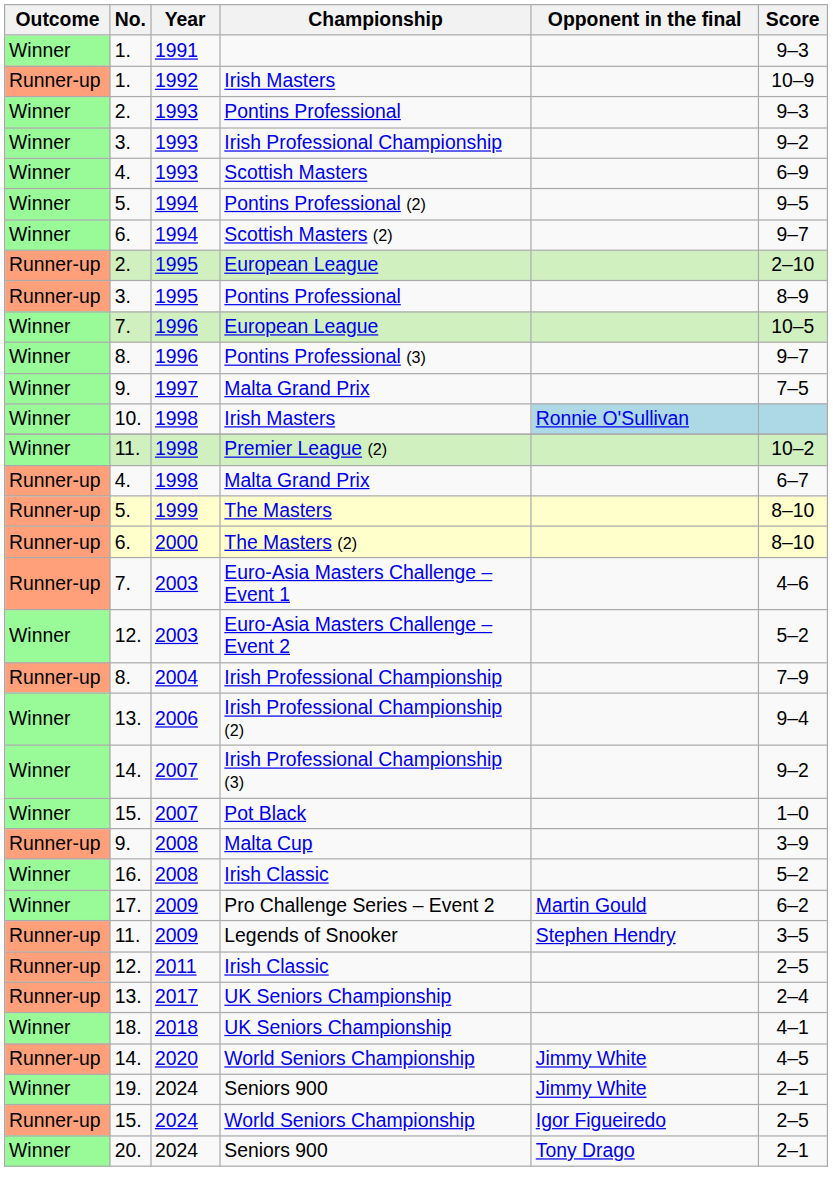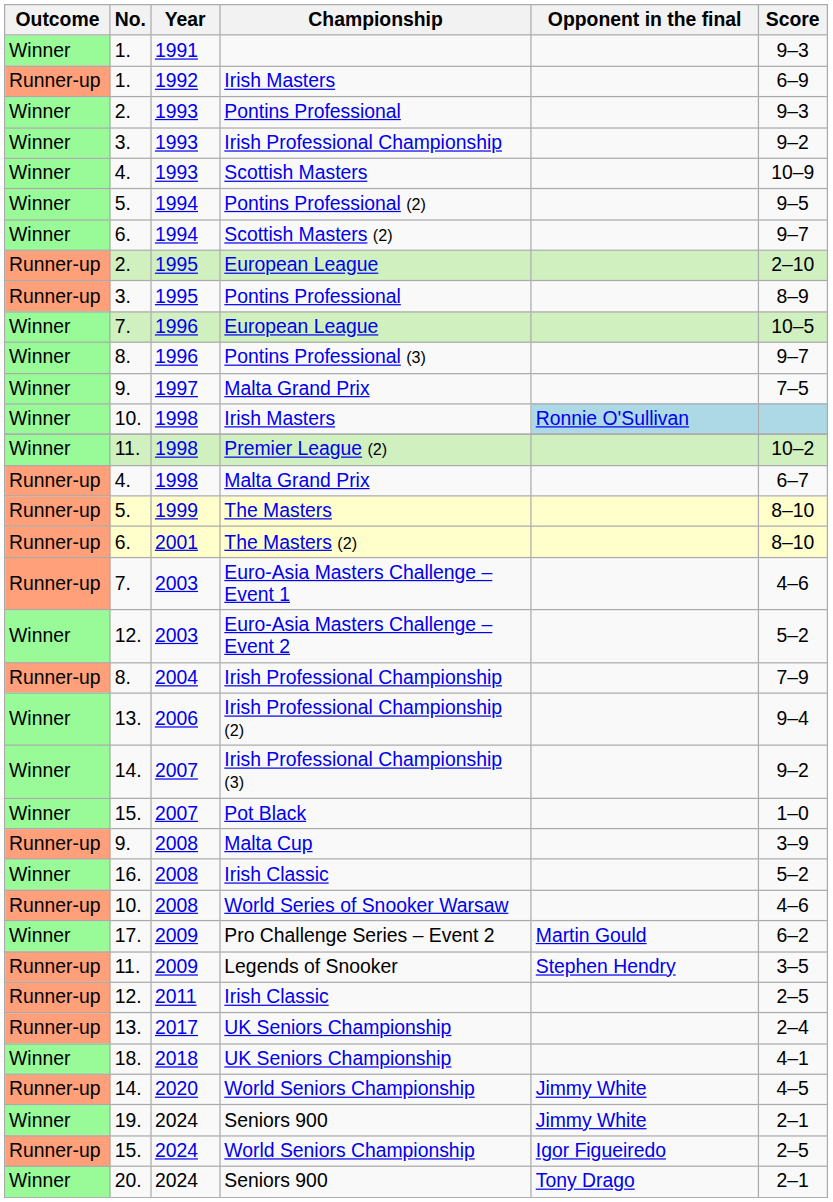(793, 81) 10–9 -> (793, 81) 6–9
(793, 173) 6–9 -> (793, 173) 10–9
(176, 541) 2000 -> (176, 541) 2001
+ row: (128, 905)
